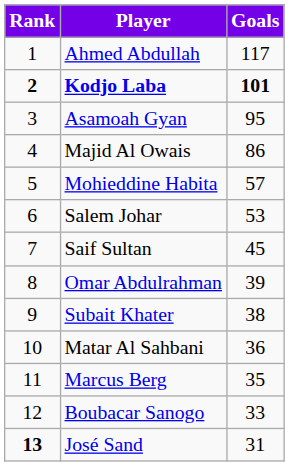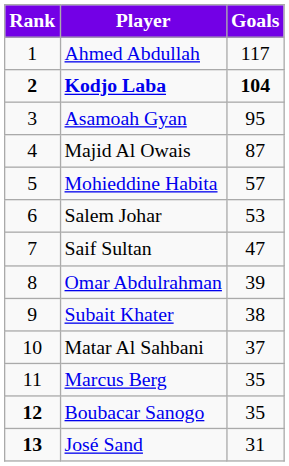(255, 86) 101 -> (255, 86) 104
(255, 151) 86 -> (255, 151) 87
(255, 249) 45 -> (255, 249) 47
(255, 346) 36 -> (255, 346) 37
(32, 411) normal -> (32, 411) bold
(255, 411) 33 -> (255, 411) 35
